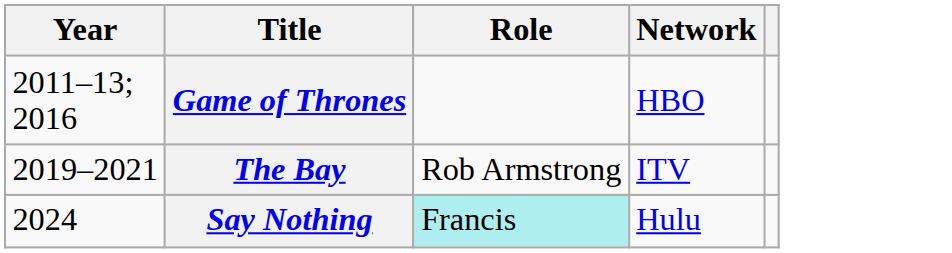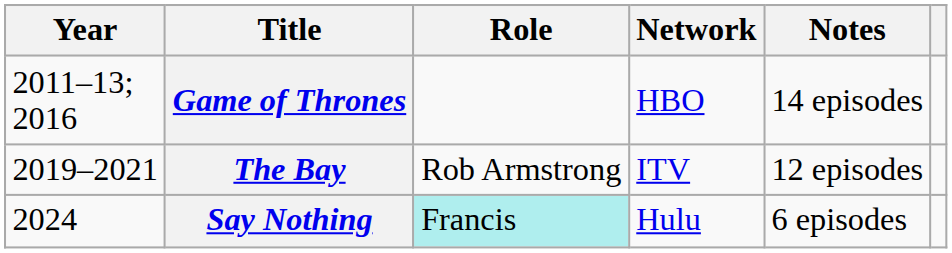+ column: (847, 30)
